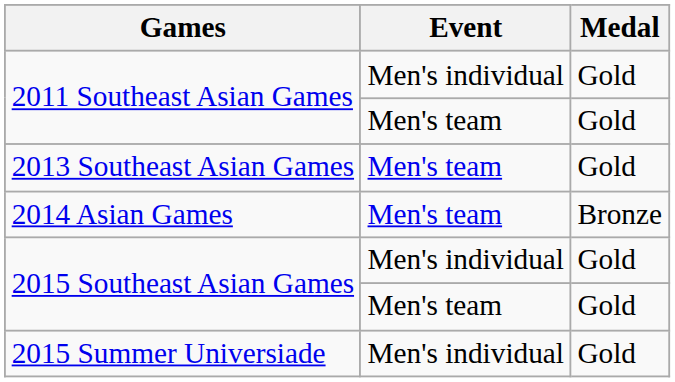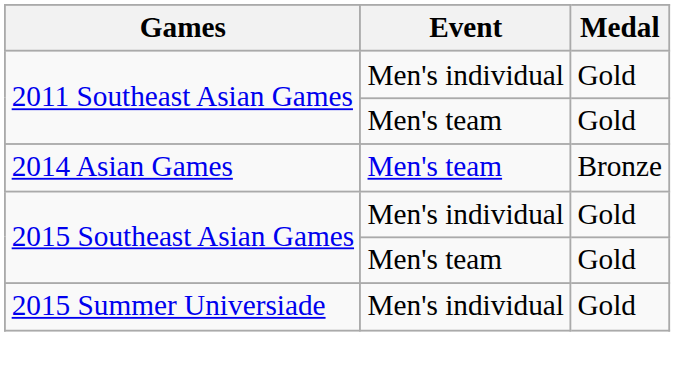- row: (183, 167)
